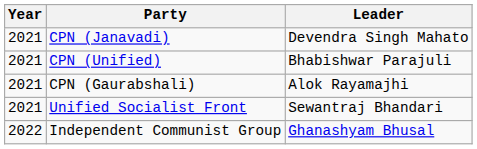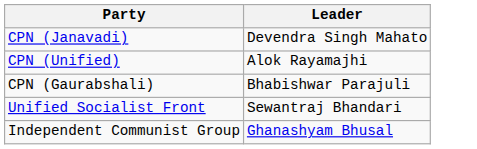- column: (25, 16)
(370, 63) Bhabishwar Parajuli -> (307, 63) Alok Rayamajhi
(348, 86) Alok Rayamajhi -> (329, 86) Bhabishwar Parajuli
